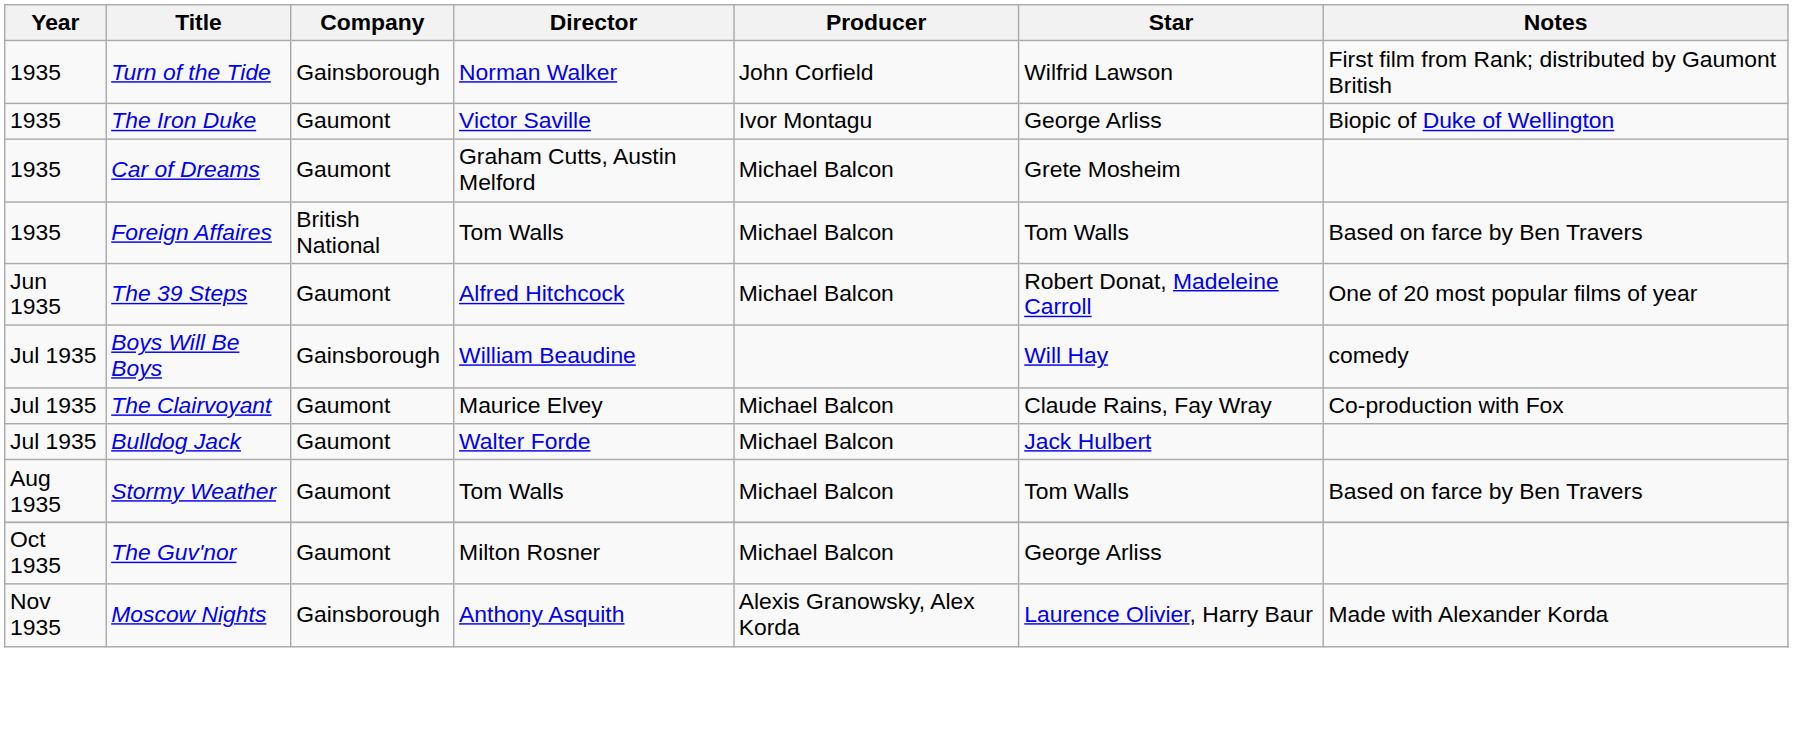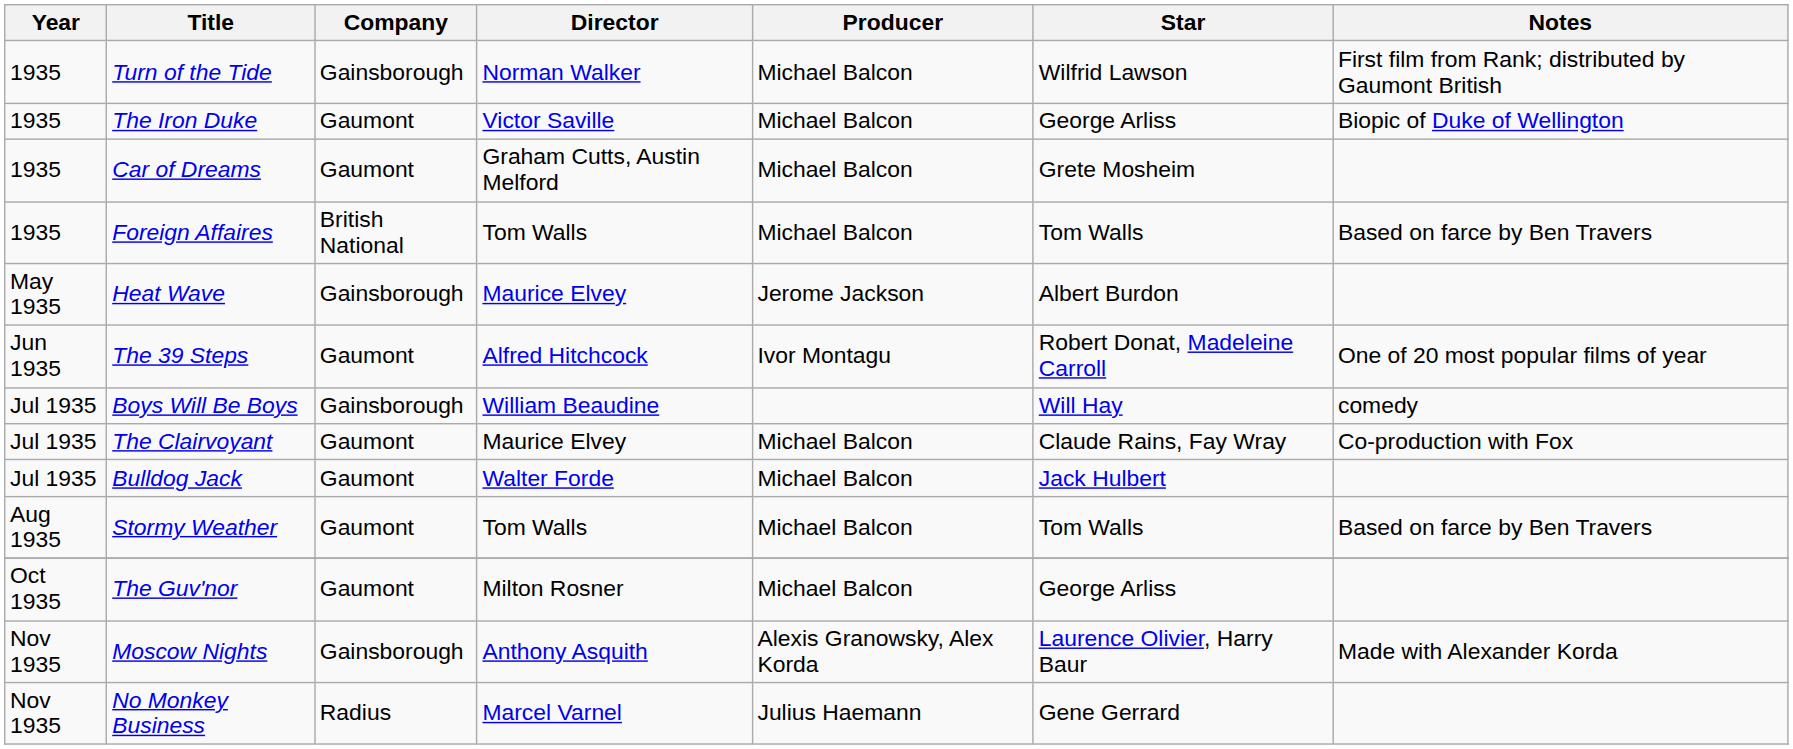(806, 71) John Corfield -> (835, 71) Michael Balcon
(805, 120) Ivor Montagu -> (835, 120) Michael Balcon
+ row: (169, 294)
(816, 294) Michael Balcon -> (824, 356) Ivor Montagu
+ row: (170, 713)
